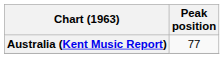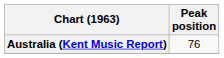(194, 44) 77 -> (194, 44) 76
